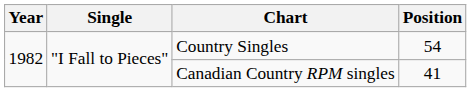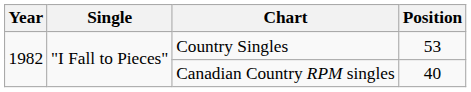(432, 45) 54 -> (432, 45) 53
(432, 73) 41 -> (432, 73) 40
